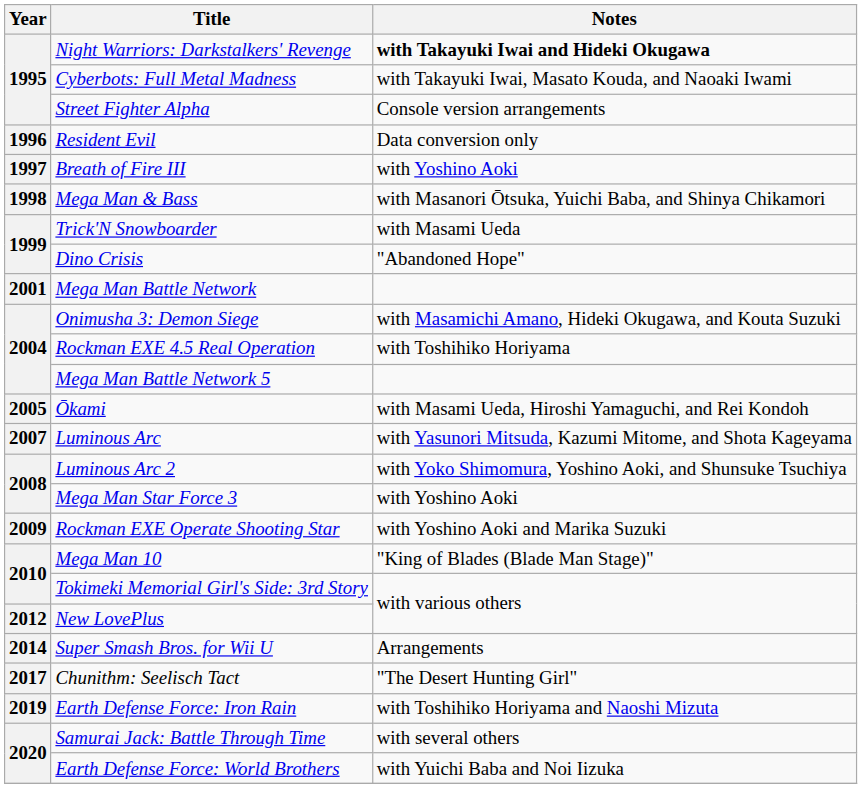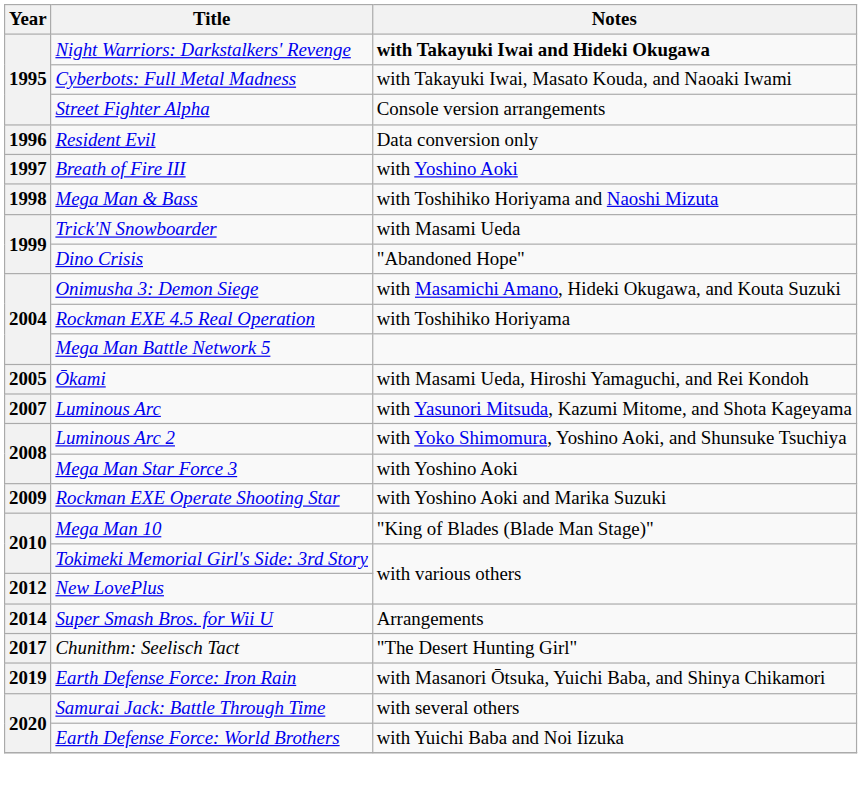(601, 199) with Masanori Ōtsuka, Yuichi Baba, and Shinya Chikamori -> (548, 199) with Toshihiko Horiyama and Naoshi Mizuta
- row: (156, 288)
(548, 708) with Toshihiko Horiyama and Naoshi Mizuta -> (601, 678) with Masanori Ōtsuka, Yuichi Baba, and Shinya Chikamori
